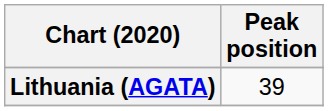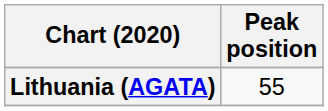(272, 86) 39 -> (272, 86) 55
